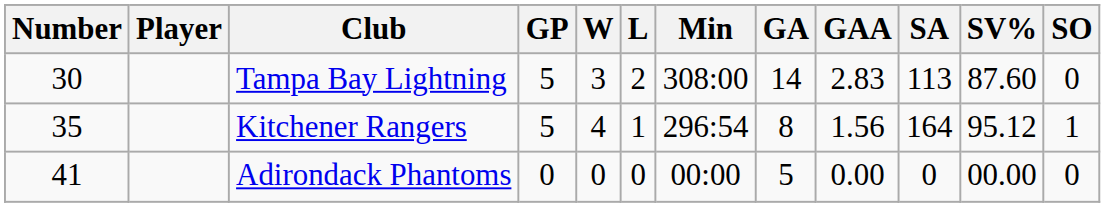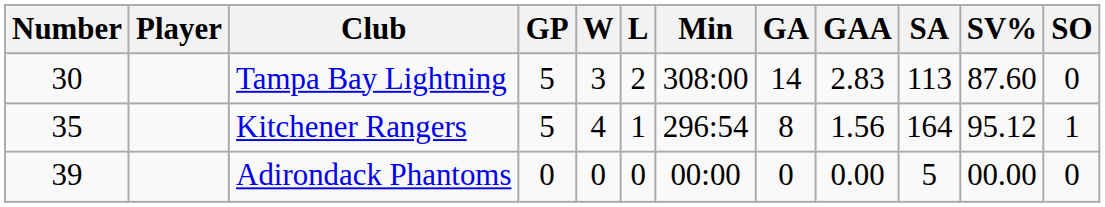(67, 175) 41 -> (67, 175) 39
(786, 175) 5 -> (786, 175) 0
(929, 175) 0 -> (929, 175) 5
